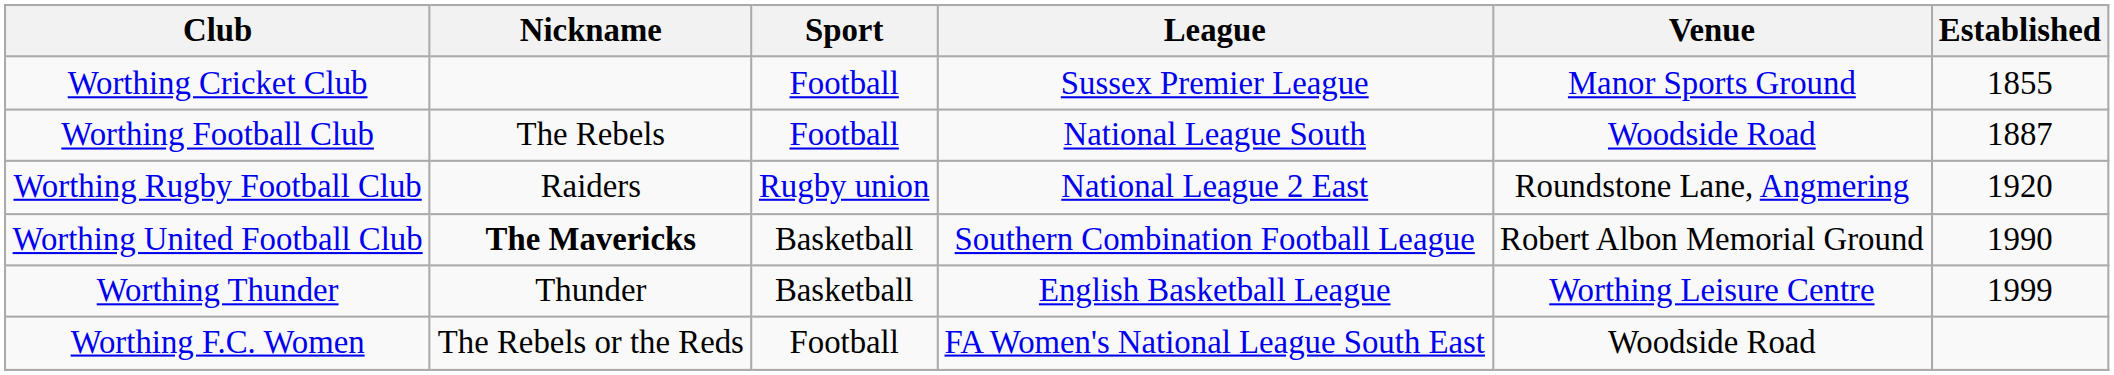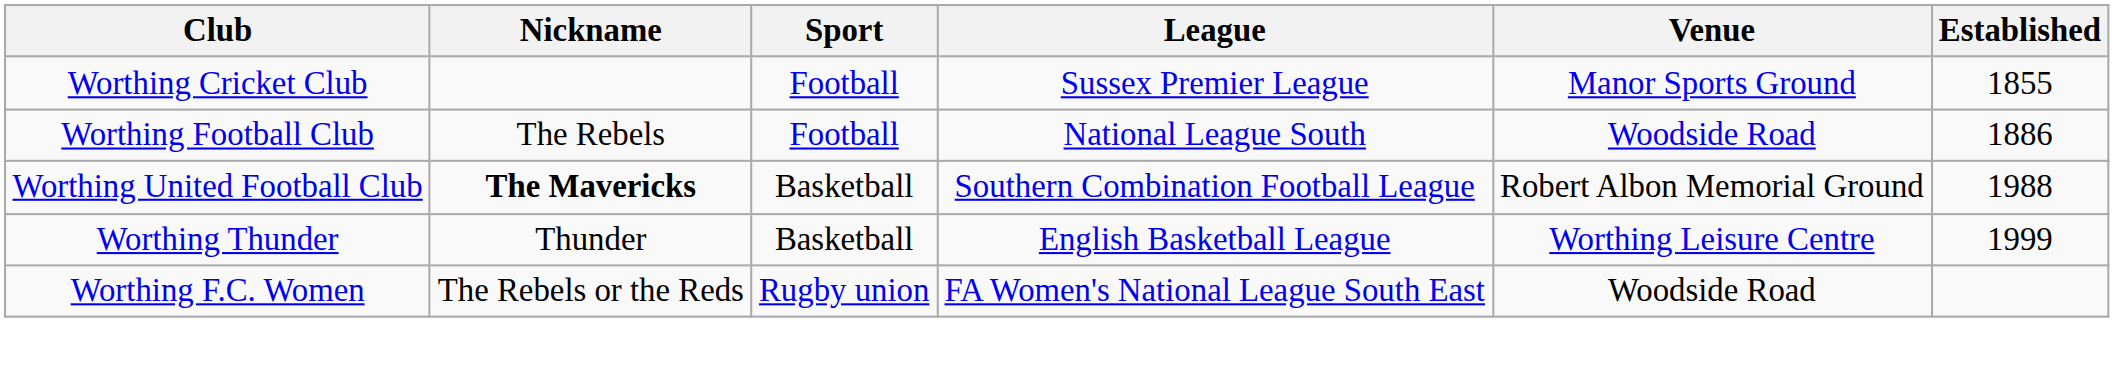(2020, 134) 1887 -> (2020, 134) 1886
- row: (218, 186)
(2020, 238) 1990 -> (2020, 186) 1988
(844, 342) Football -> (844, 290) Rugby union
